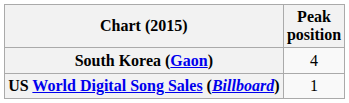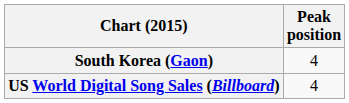(314, 85) 1 -> (314, 85) 4
